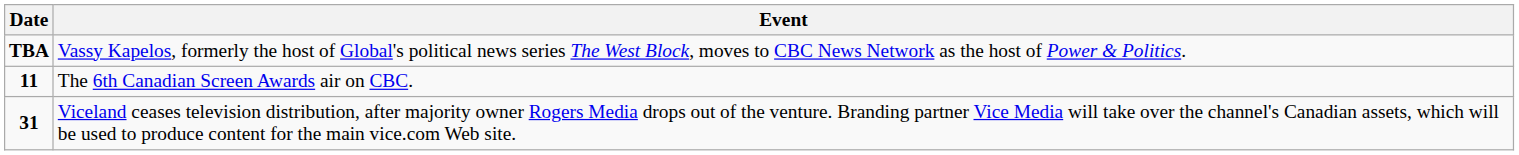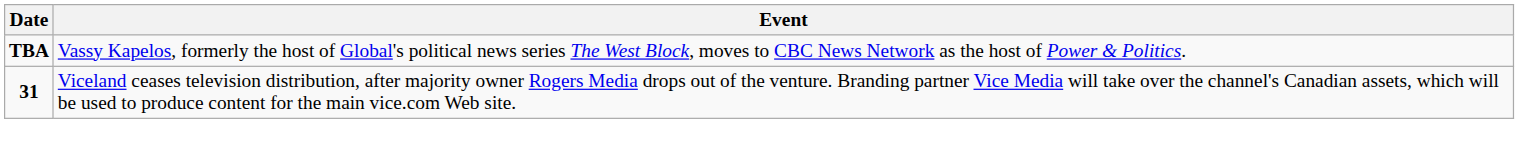- row: (235, 81)
